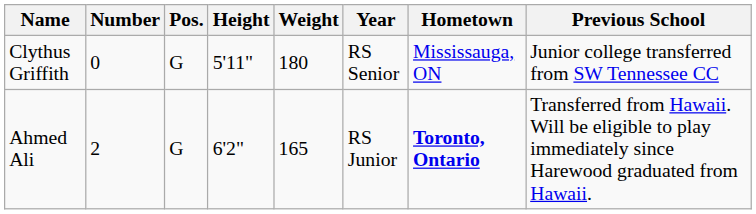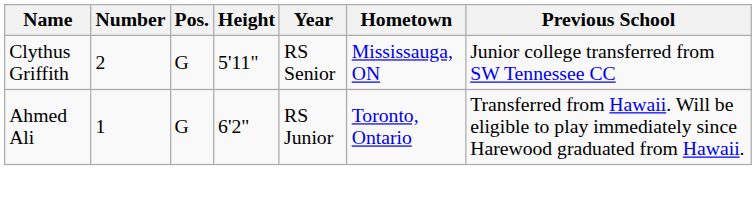- column: (309, 20)
(95, 62) 0 -> (100, 62) 2
(95, 148) 2 -> (100, 126) 1
(449, 148) bold -> (385, 126) normal
